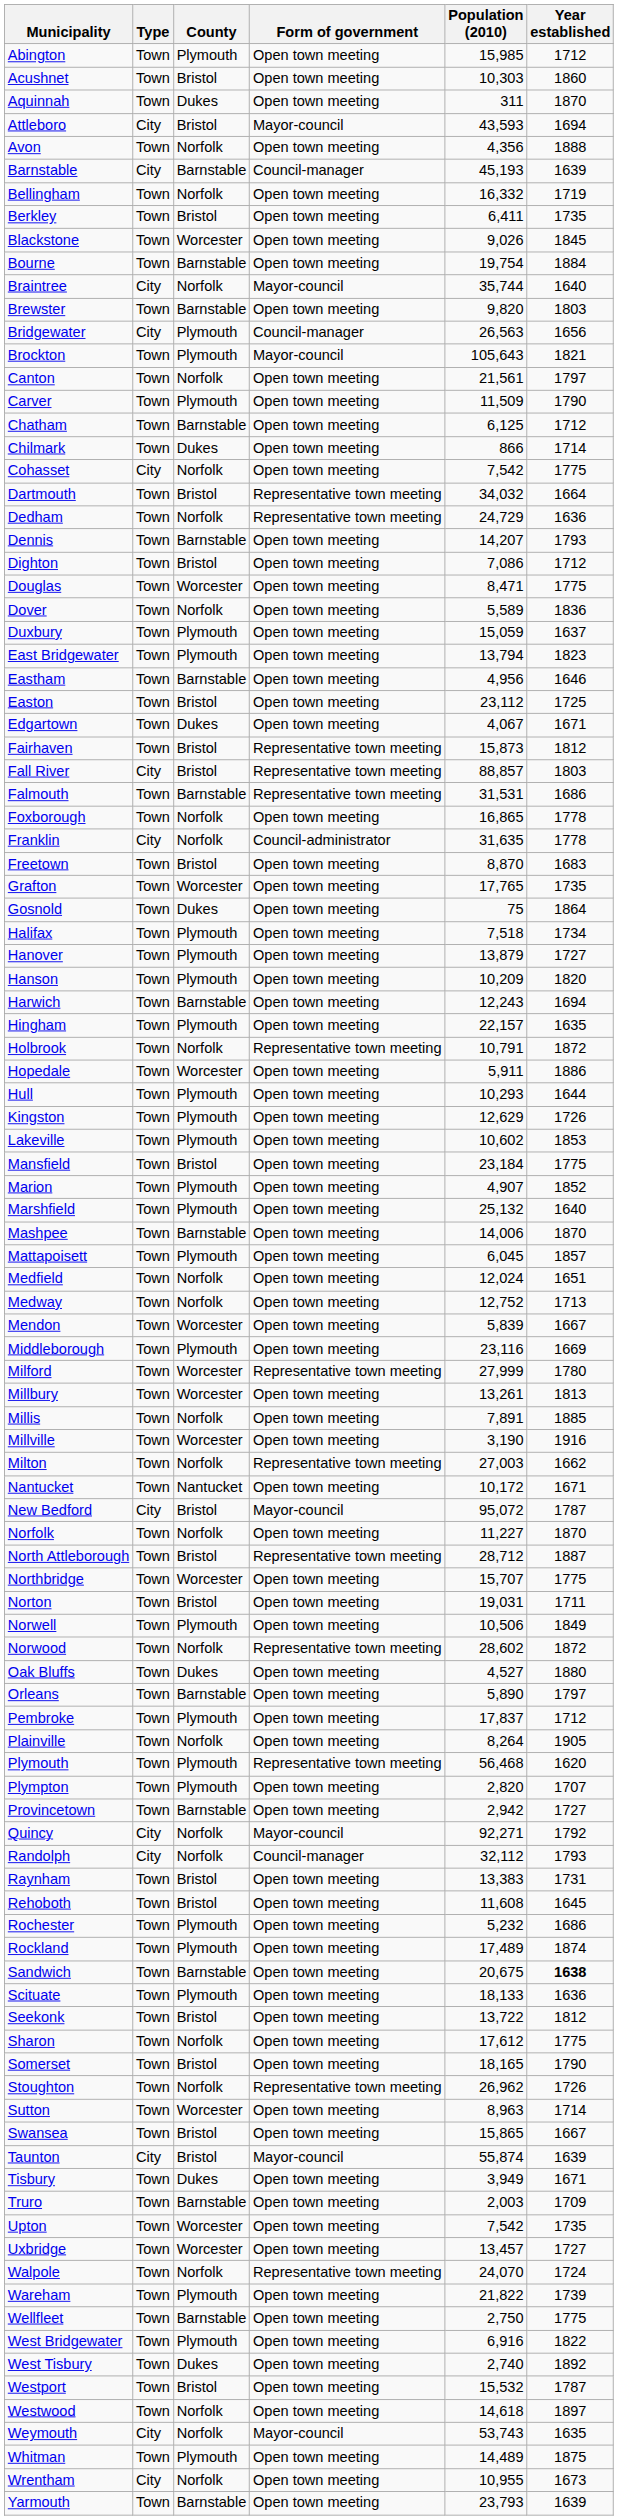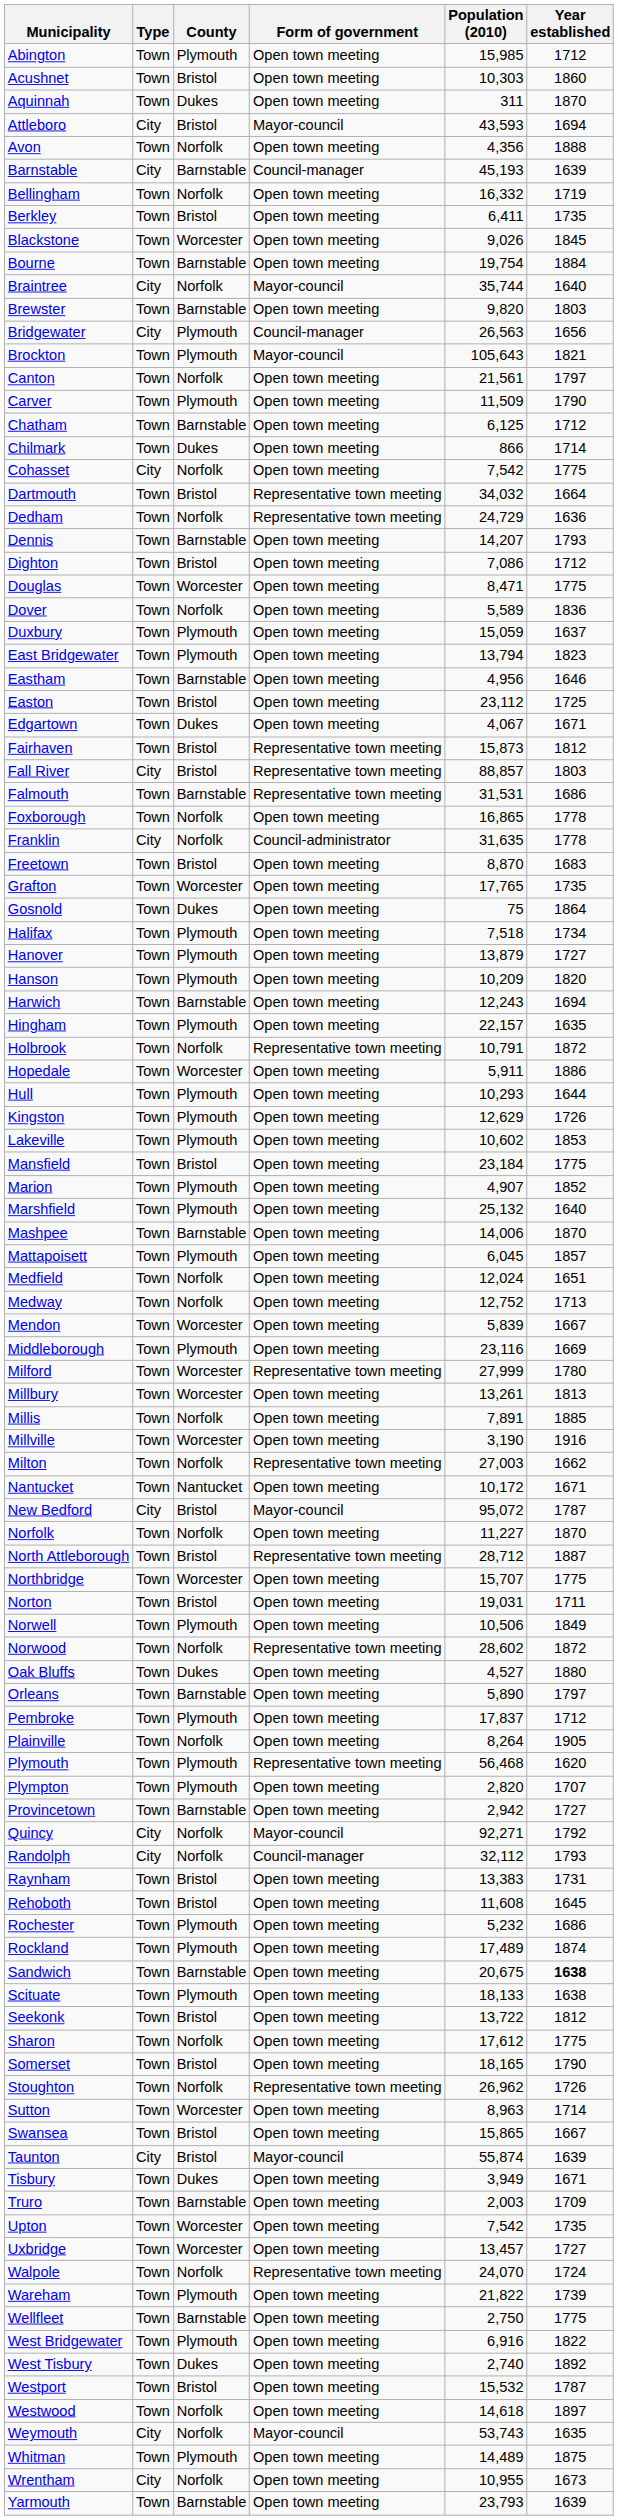(570, 1995) 1636 -> (570, 1995) 1638
